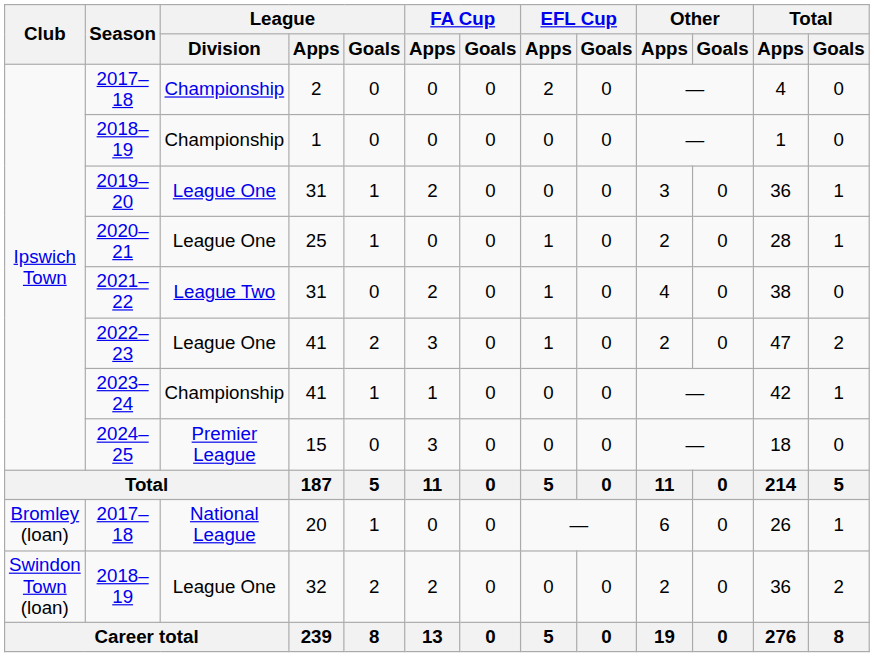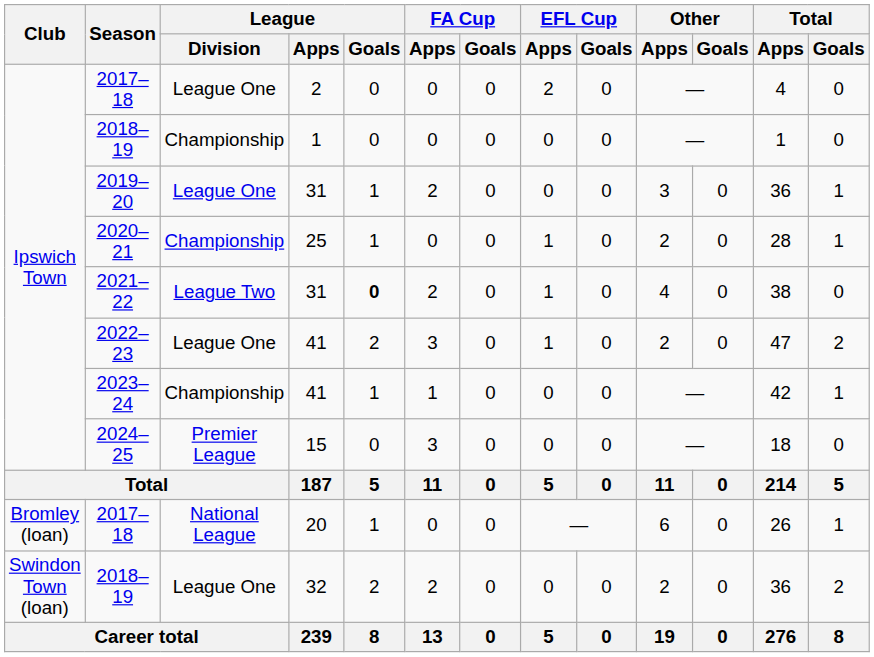(224, 89) Championship -> (224, 89) League One
(224, 241) League One -> (224, 241) Championship
(374, 292) normal -> (374, 292) bold
